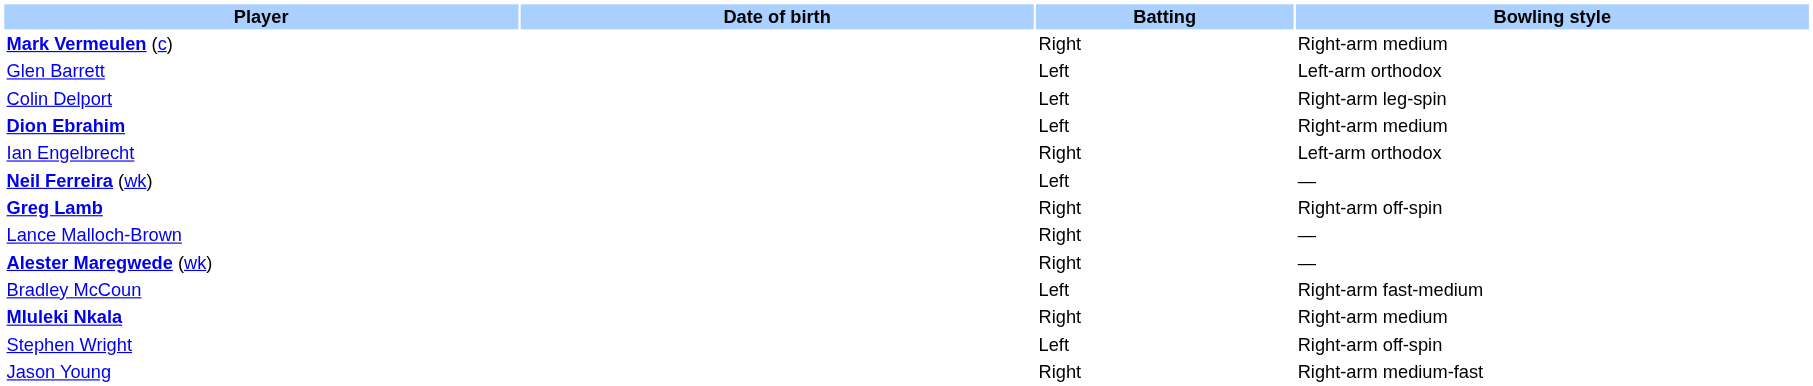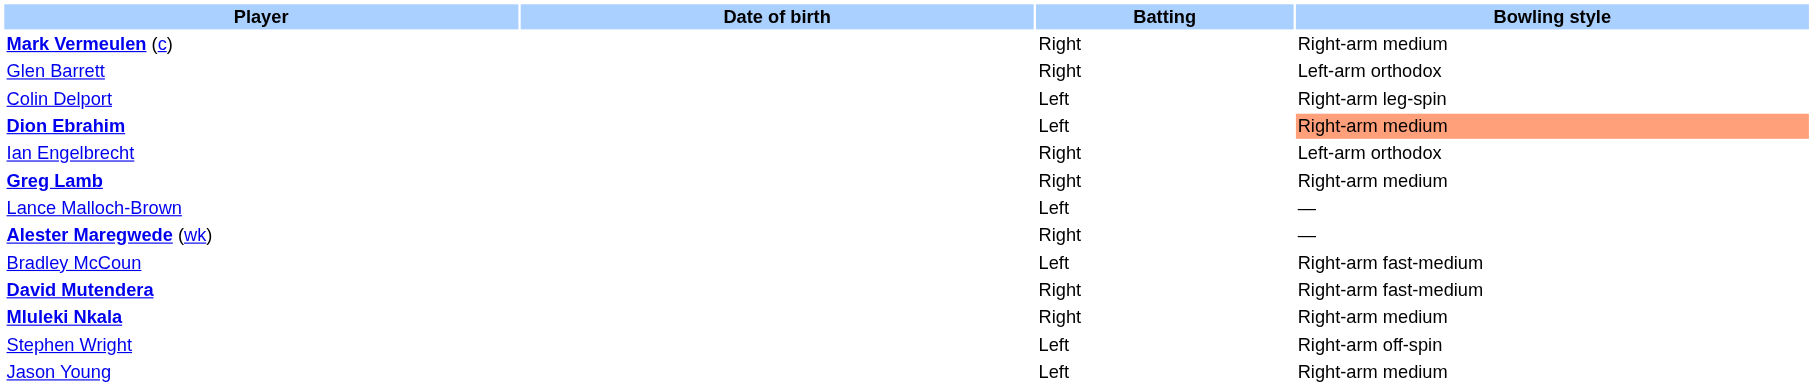(1054, 71) Left -> (1060, 71) Right
(1373, 126) no background -> (1373, 126) lightsalmon background
- row: (80, 180)
(1370, 208) Right-arm off-spin -> (1373, 180) Right-arm medium
(1060, 235) Right -> (1054, 208) Left
+ row: (80, 290)
(1060, 372) Right -> (1054, 372) Left
(1390, 372) Right-arm medium-fast -> (1373, 372) Right-arm medium
